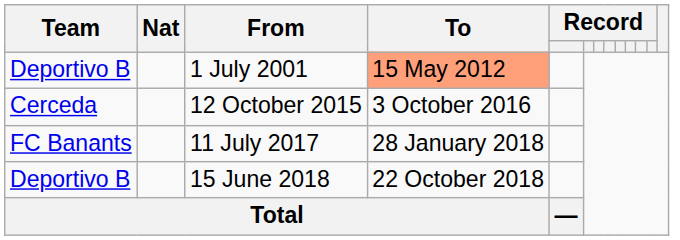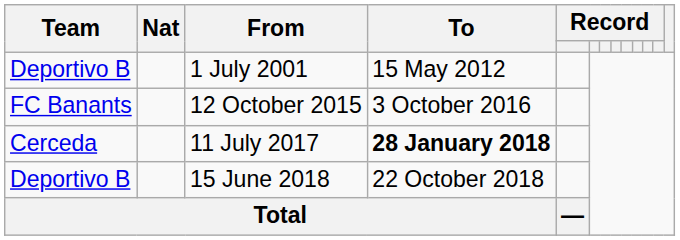(439, 69) lightsalmon background -> (439, 69) no background
(54, 106) Cerceda -> (71, 106) FC Banants
(71, 143) FC Banants -> (54, 143) Cerceda
(458, 143) normal -> (461, 143) bold
